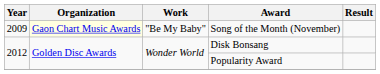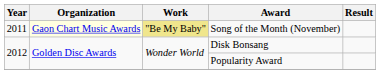(17, 28) 2009 -> (17, 28) 2011
(176, 28) no background -> (176, 28) khaki background
